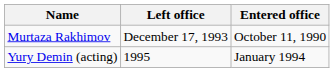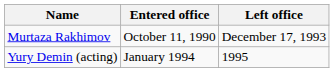columns swapped: (280, 15) <-> (176, 15)
